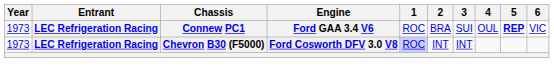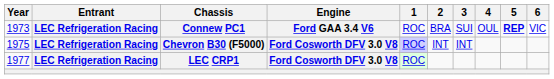(18, 45) 1973 -> (18, 45) 1975
+ row: (214, 61)
